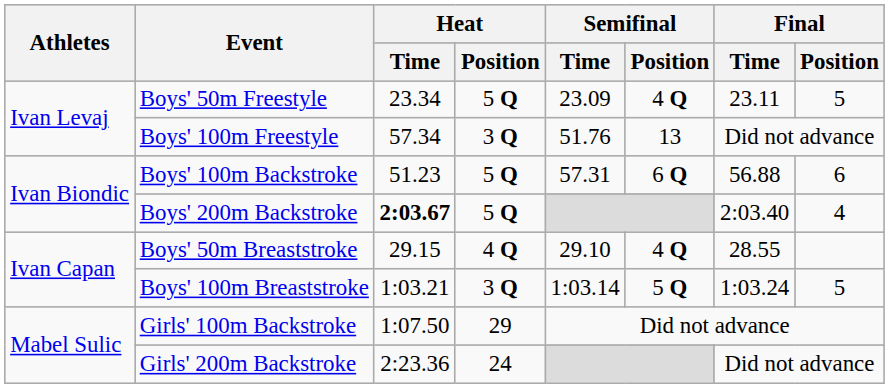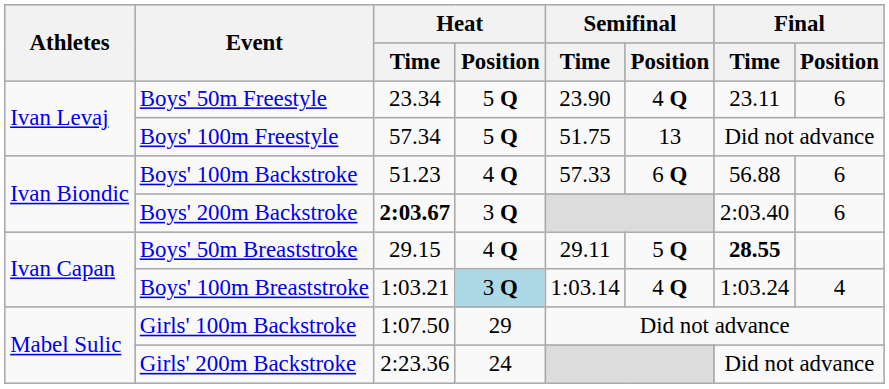(585, 99) 23.09 -> (585, 99) 23.90
(839, 99) 5 -> (839, 99) 6
(500, 137) 3 Q -> (500, 137) 5 Q
(585, 137) 51.76 -> (585, 137) 51.75
(500, 174) 5 Q -> (500, 174) 4 Q
(585, 174) 57.31 -> (585, 174) 57.33
(500, 212) 5 Q -> (500, 212) 3 Q
(839, 212) 4 -> (839, 212) 6
(585, 250) 29.10 -> (585, 250) 29.11
(670, 250) 4 Q -> (670, 250) 5 Q
(755, 250) normal -> (755, 250) bold
(500, 288) no background -> (500, 288) lightblue background
(670, 288) 5 Q -> (670, 288) 4 Q
(839, 288) 5 -> (839, 288) 4
